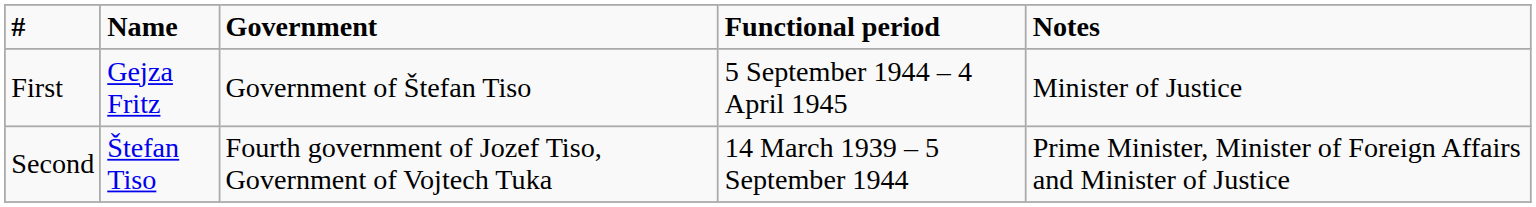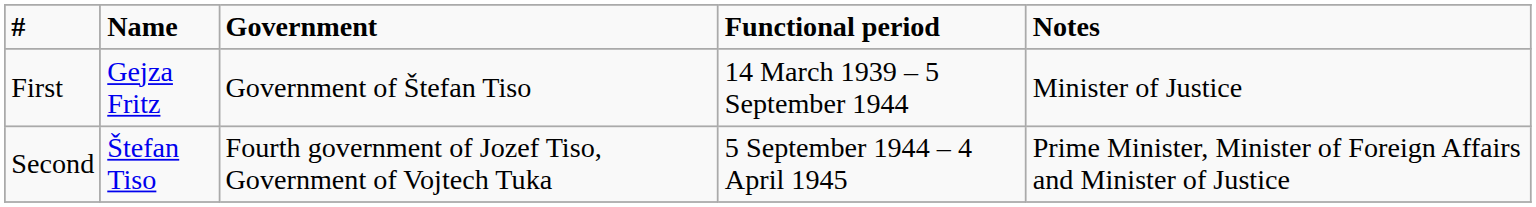(848, 87) 5 September 1944 – 4 April 1945 -> (832, 87) 14 March 1939 – 5 September 1944
(832, 163) 14 March 1939 – 5 September 1944 -> (848, 163) 5 September 1944 – 4 April 1945
